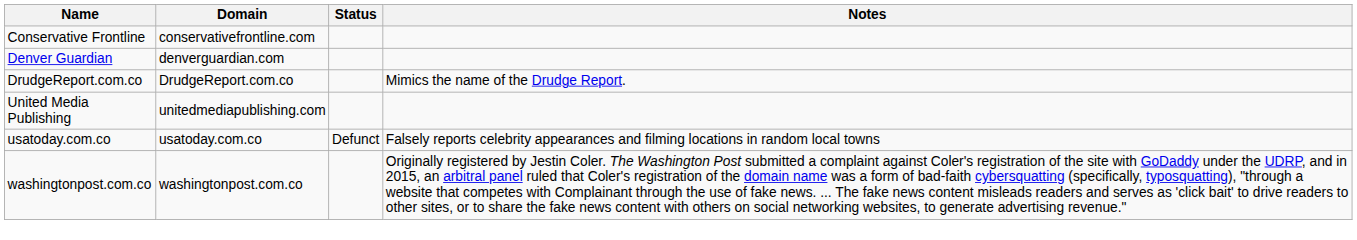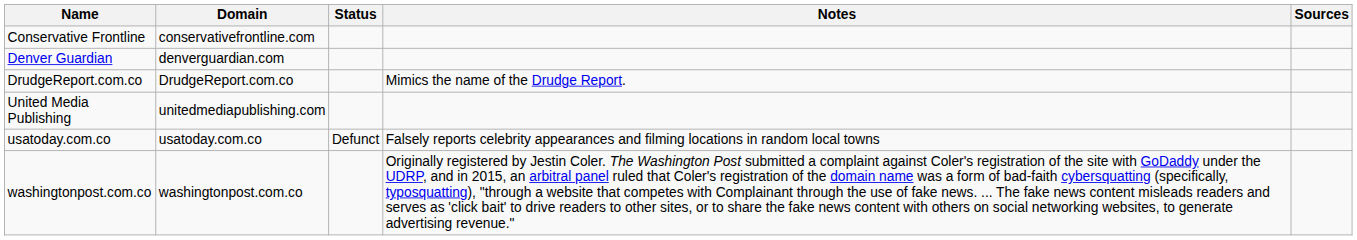+ column: (1322, 15)
